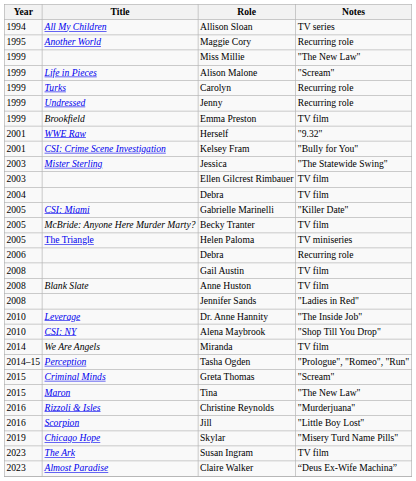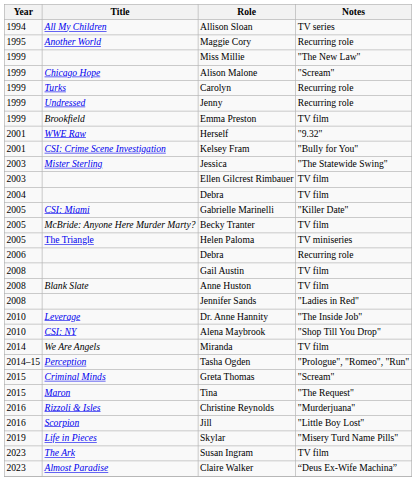(71, 73) Life in Pieces -> (72, 73) Chicago Hope
(329, 392) "The New Law" -> (326, 392) "The Request"
(72, 438) Chicago Hope -> (71, 438) Life in Pieces
